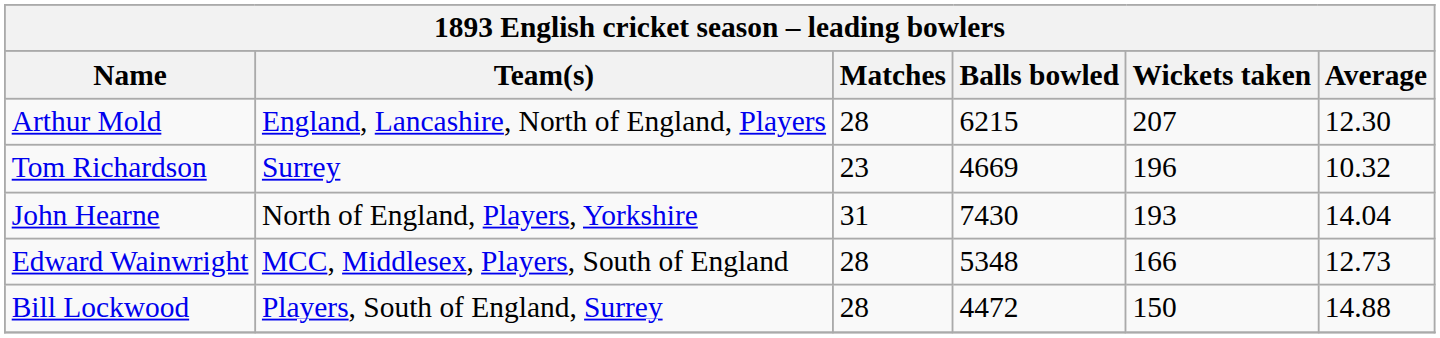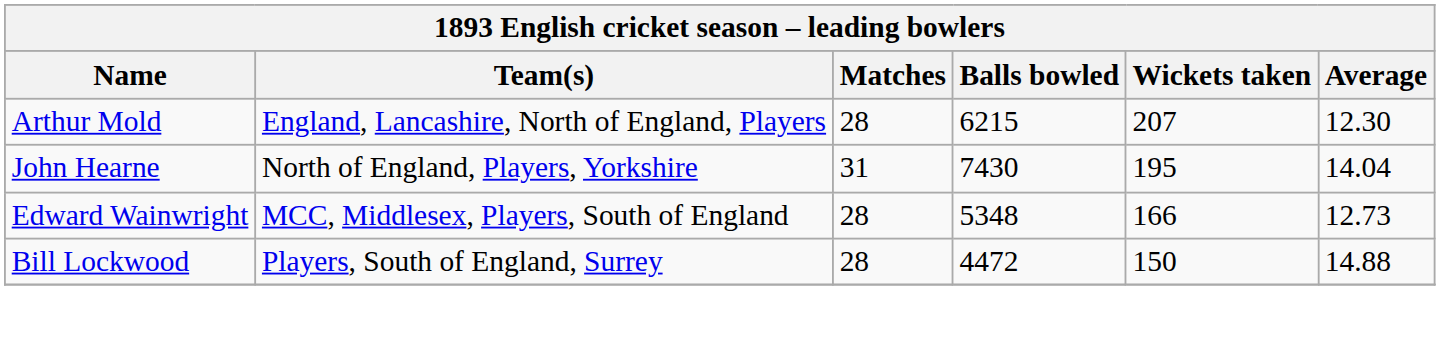- row: (109, 167)
(1155, 214) 193 -> (1155, 167) 195
